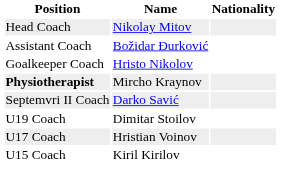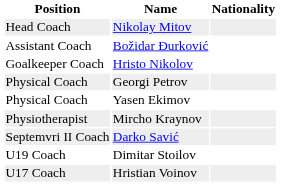+ row: (150, 82)
+ row: (151, 100)
(50, 82) bold -> (46, 118) normal
- row: (146, 155)
